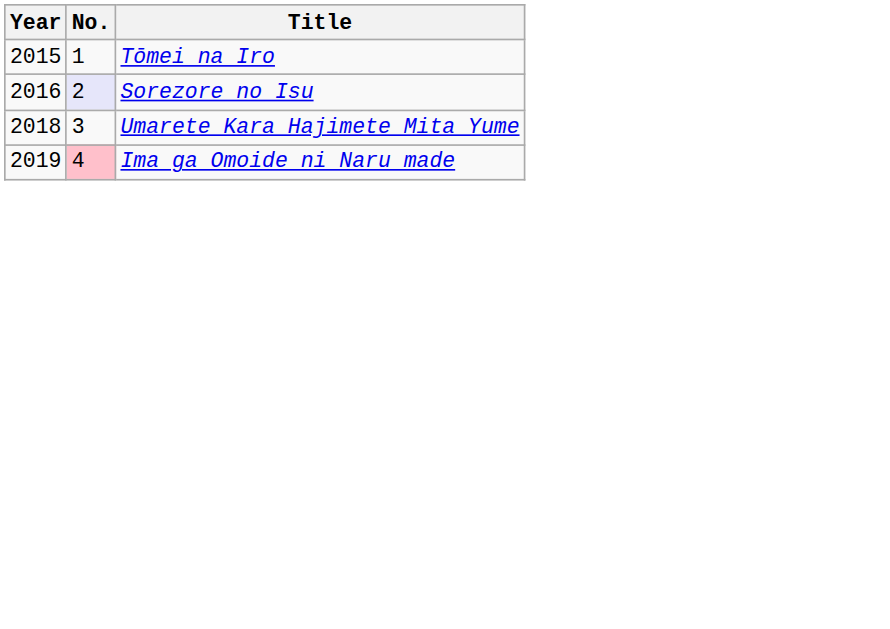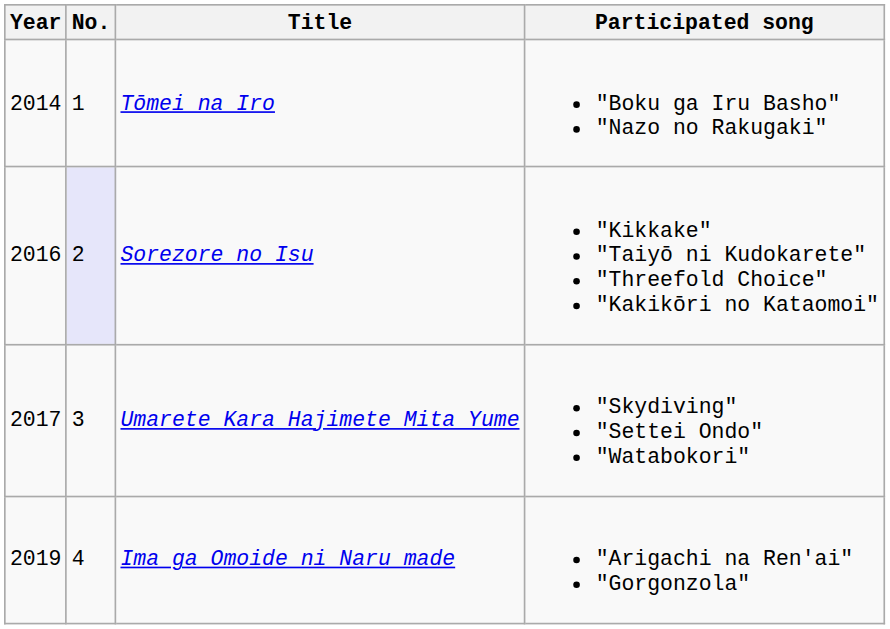+ column: (704, 22)
(36, 57) 2015 -> (36, 103) 2014
(36, 127) 2018 -> (36, 420) 2017
(78, 162) pink background -> (78, 560) no background
